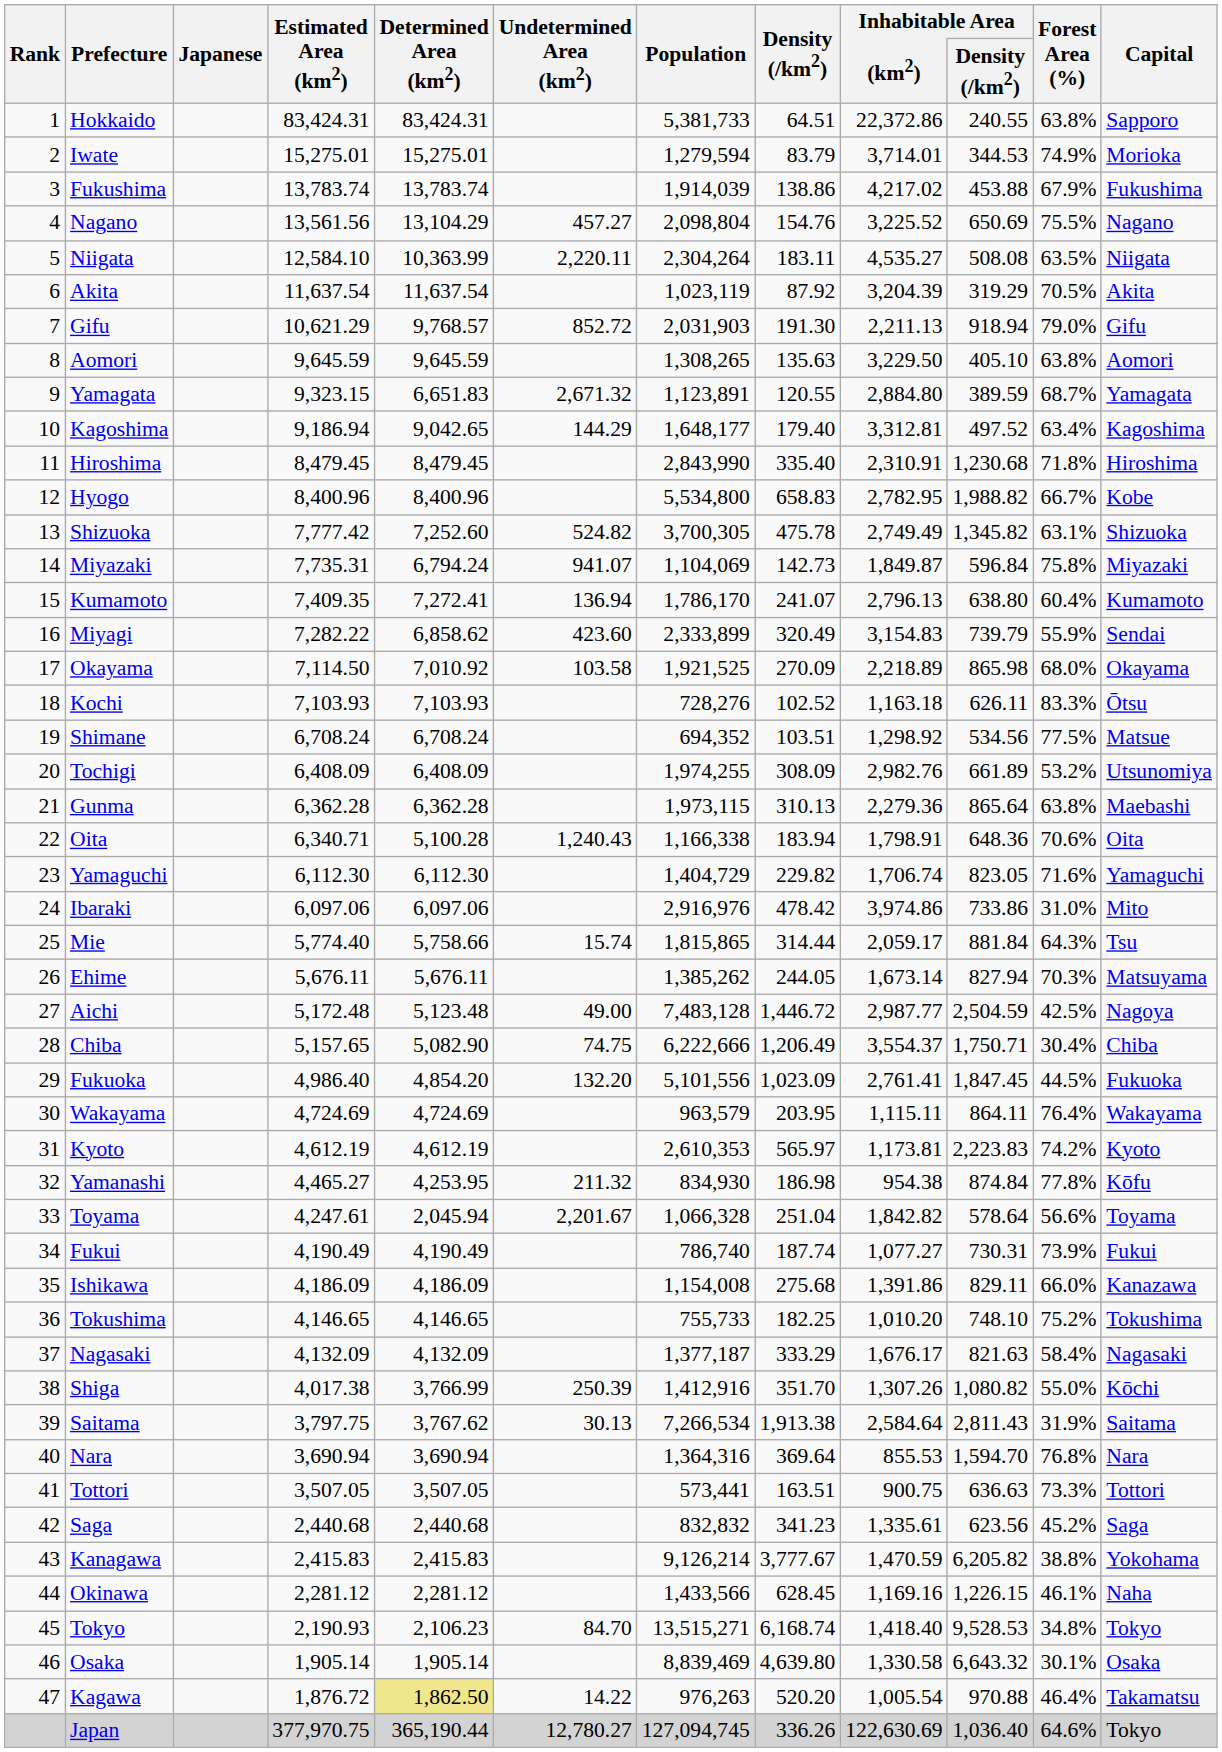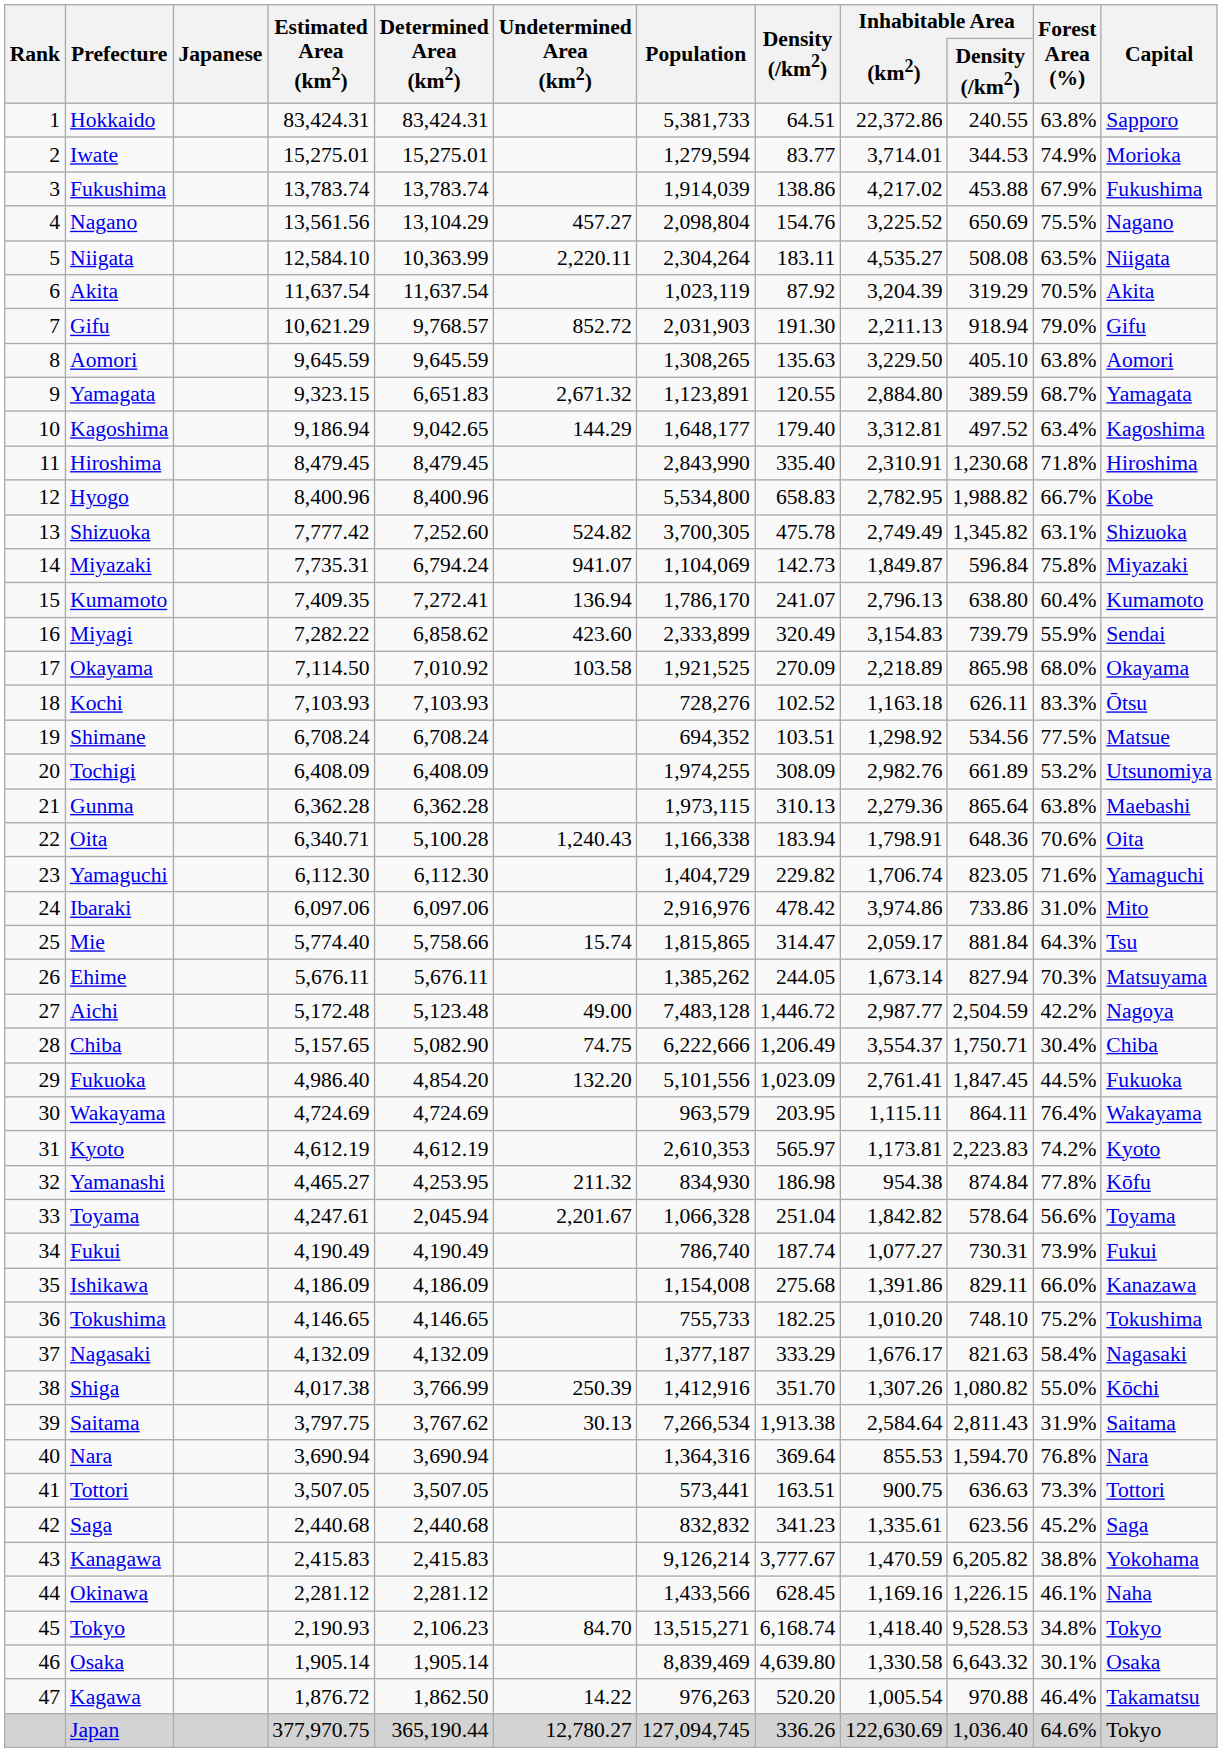(811, 154) 83.79 -> (811, 154) 83.77
(806, 942) 314.44 -> (806, 942) 314.47
(1068, 1010) 42.5% -> (1068, 1010) 42.2%
(451, 1696) khaki background -> (451, 1696) no background
